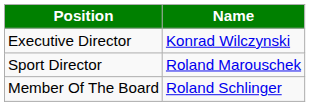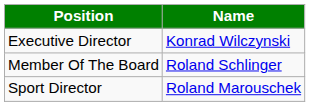rows swapped: (55, 64) <-> (83, 88)
